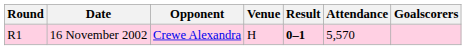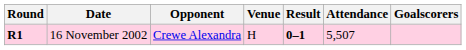(15, 34) normal -> (15, 34) bold
(341, 34) 5,570 -> (341, 34) 5,507
